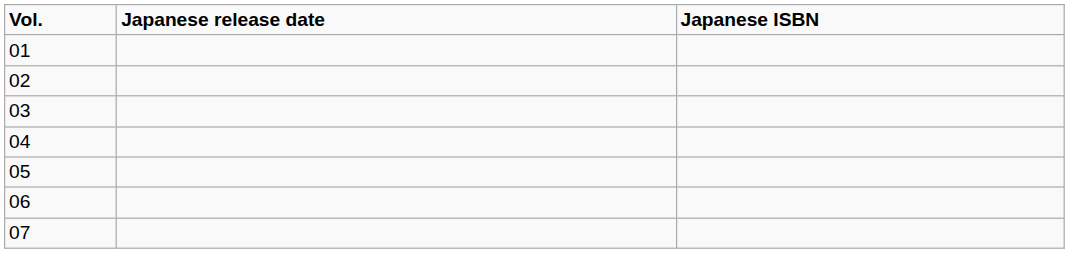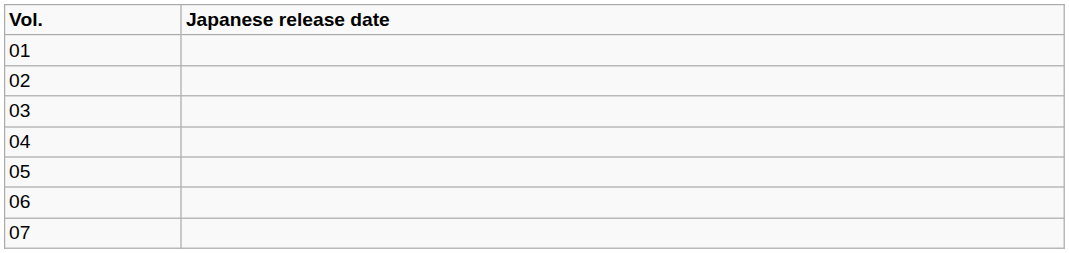- column: (750, 19)
